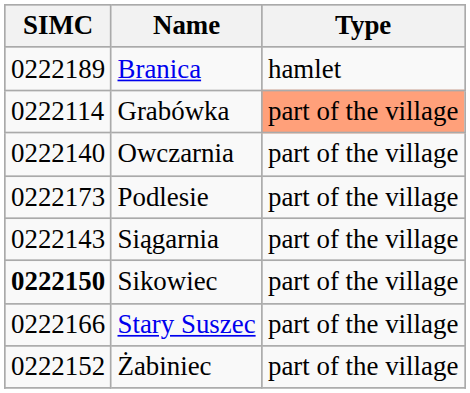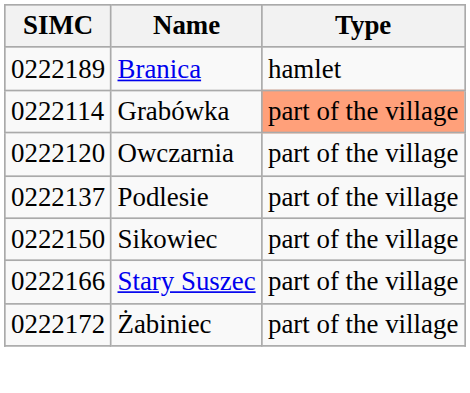(58, 153) 0222140 -> (58, 153) 0222120
(58, 196) 0222173 -> (58, 196) 0222137
- row: (168, 238)
(58, 281) bold -> (58, 238) normal
(58, 366) 0222152 -> (58, 324) 0222172
